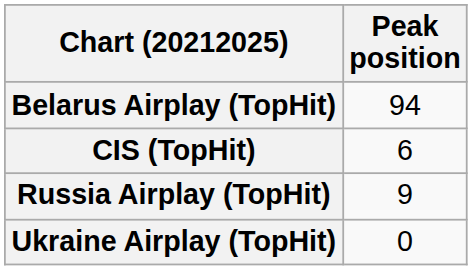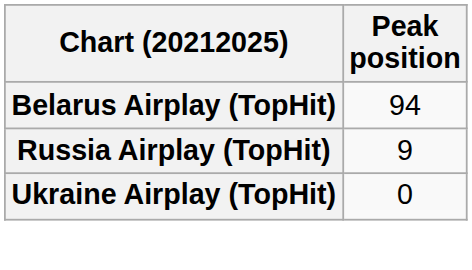- row: (174, 150)
